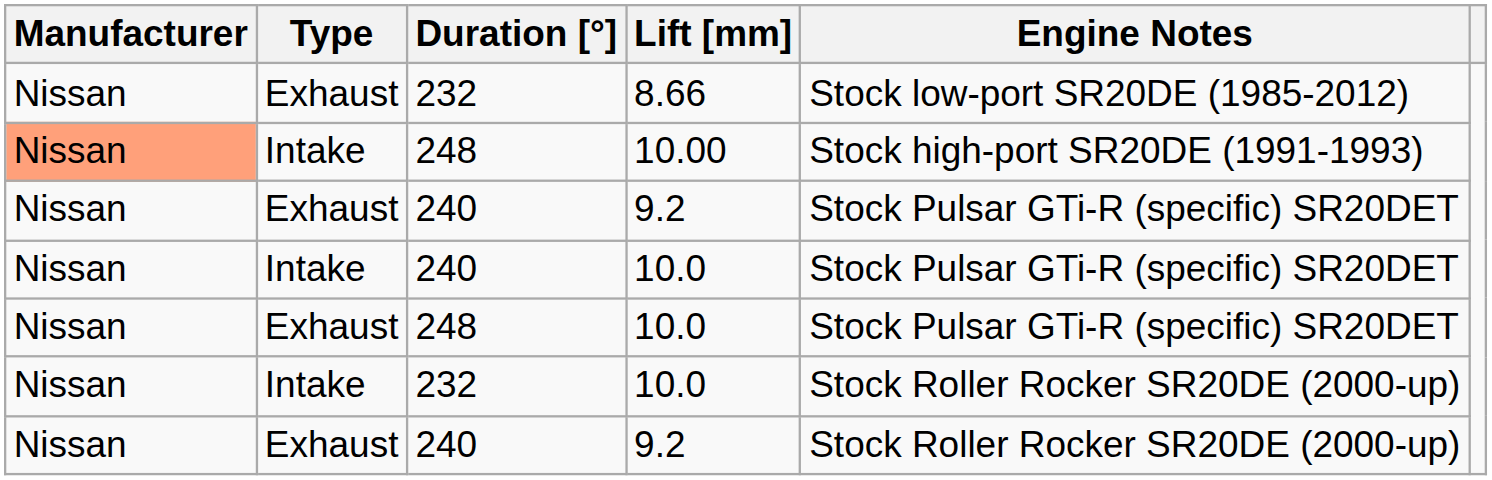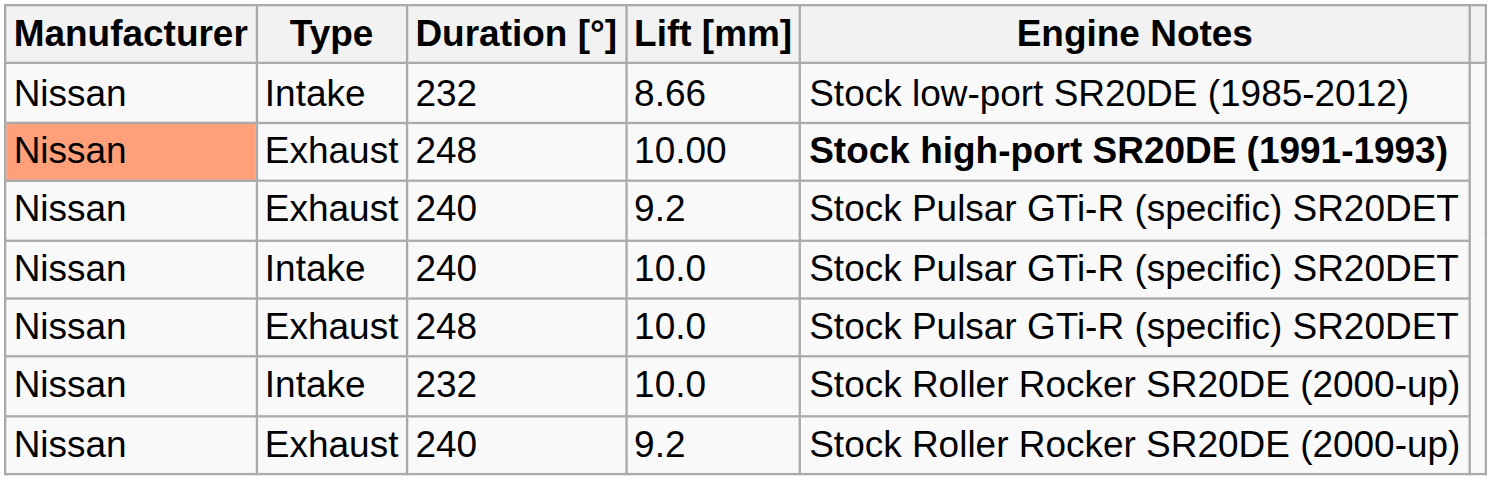(332, 92) Exhaust -> (315, 92) Intake
(315, 151) Intake -> (332, 151) Exhaust
(1116, 151) normal -> (1129, 151) bold
